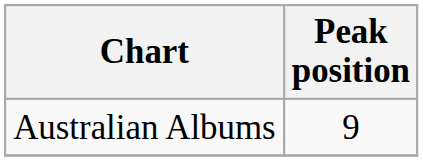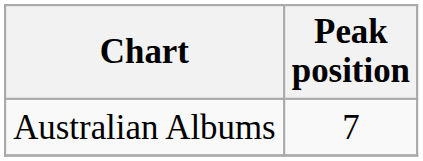(351, 126) 9 -> (351, 126) 7
